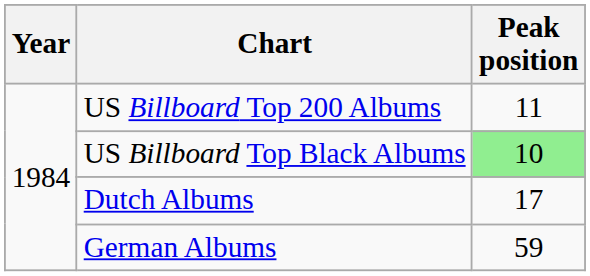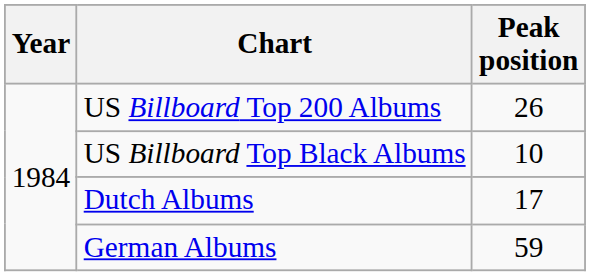(529, 107) 11 -> (529, 107) 26
(529, 153) lightgreen background -> (529, 153) no background
